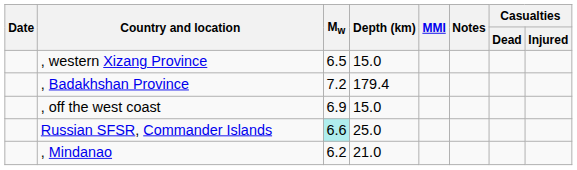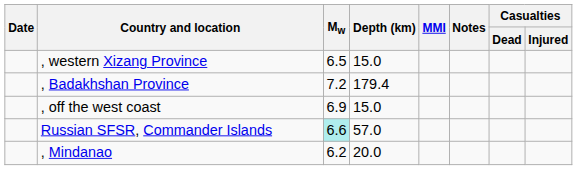(367, 130) 25.0 -> (367, 130) 57.0
(367, 152) 21.0 -> (367, 152) 20.0
